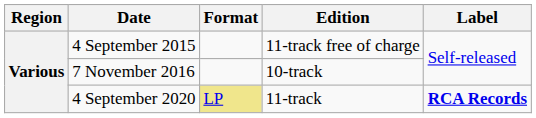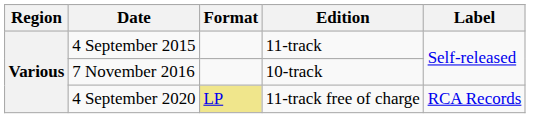(343, 44) 11-track free of charge -> (294, 44) 11-track
(294, 98) 11-track -> (343, 98) 11-track free of charge
(477, 98) bold -> (475, 98) normal
